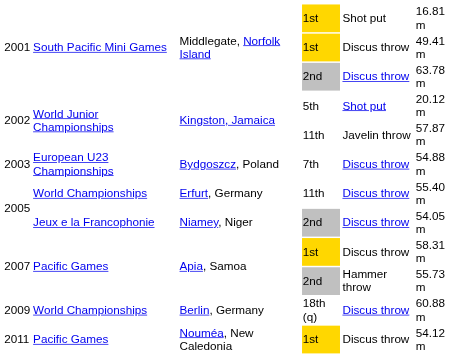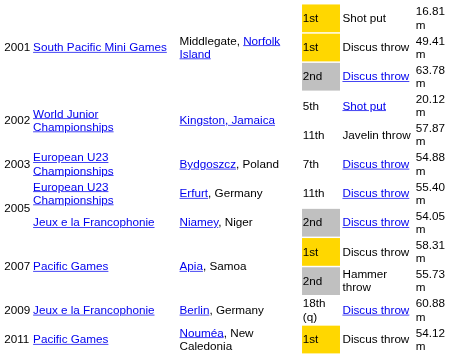(90, 193) World Championships -> (73, 193) European U23 Championships
(90, 310) World Championships -> (94, 310) Jeux e la Francophonie
